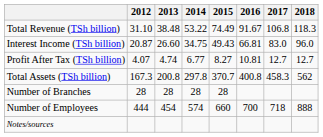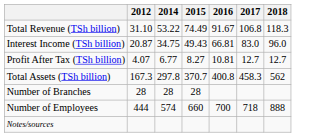- column: (168, 12)
